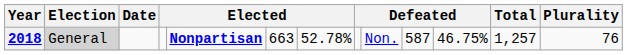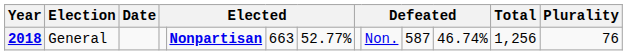(78, 39) lightgrey background -> (78, 39) no background
(326, 39) 52.78% -> (326, 39) 52.77%
(462, 39) 46.75% -> (462, 39) 46.74%
(515, 39) 1,257 -> (515, 39) 1,256
